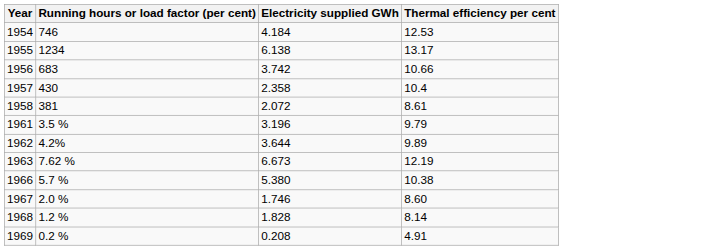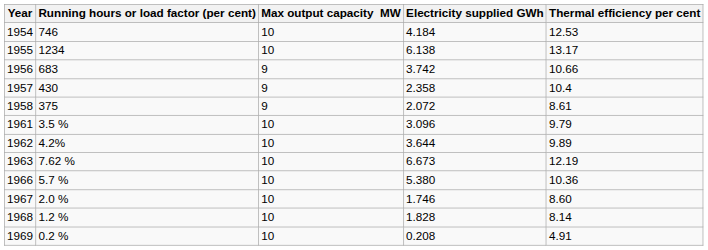+ column: (331, 13)
(48, 106) 381 -> (48, 106) 375
(276, 124) 3.196 -> (421, 124) 3.096
(419, 180) 10.38 -> (564, 180) 10.36
